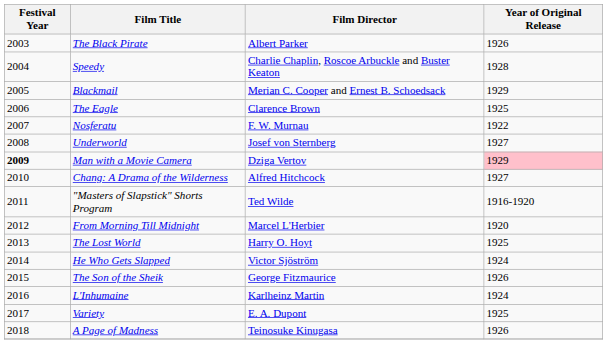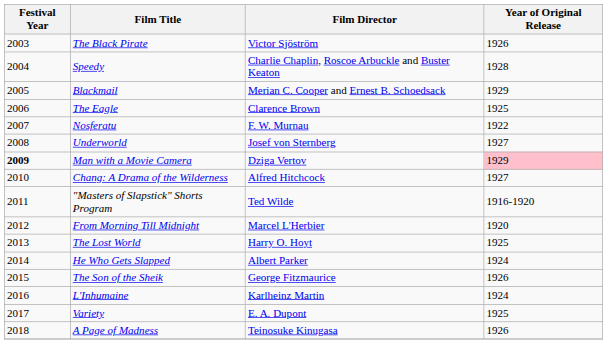(278, 43) Albert Parker -> (283, 43) Victor Sjöström
(283, 260) Victor Sjöström -> (278, 260) Albert Parker
